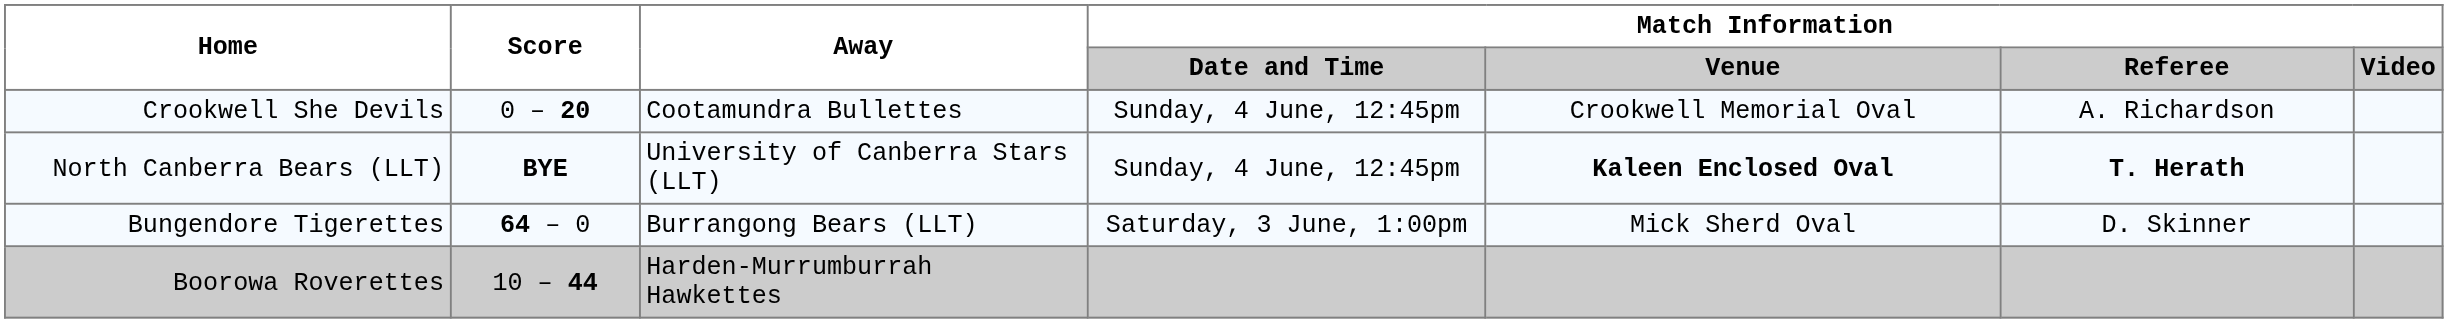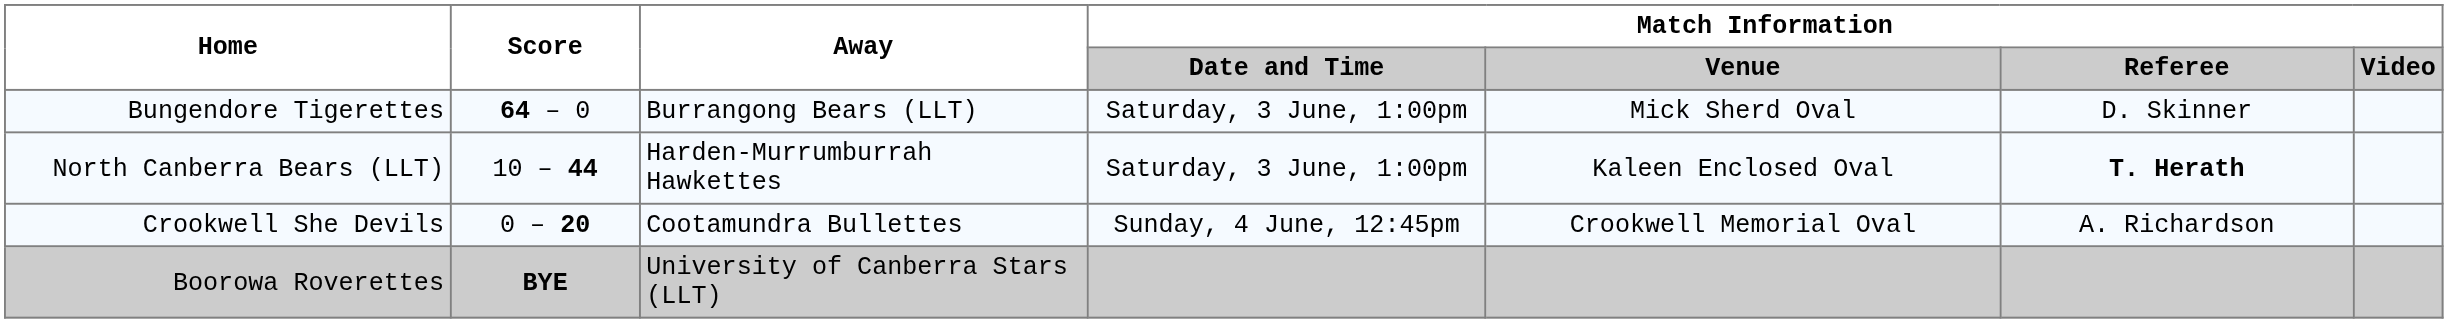rows swapped: (286, 225) <-> (293, 111)
(545, 168) BYE -> (545, 168) 10 – 44
(857, 168) University of Canberra Stars (LLT) -> (789, 168) Harden-Murrumburrah Hawkettes
(1287, 168) Sunday, 4 June, 12:45pm -> (1287, 168) Saturday, 3 June, 1:00pm
(1743, 168) bold -> (1743, 168) normal
(545, 282) 10 – 44 -> (545, 282) BYE
(789, 282) Harden-Murrumburrah Hawkettes -> (857, 282) University of Canberra Stars (LLT)
